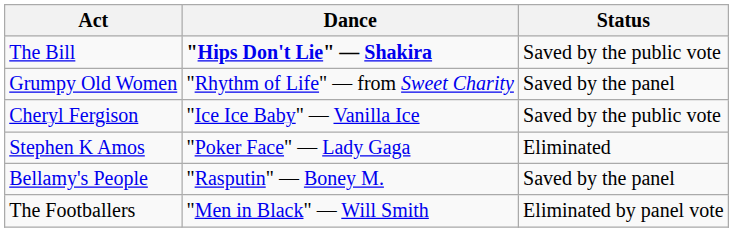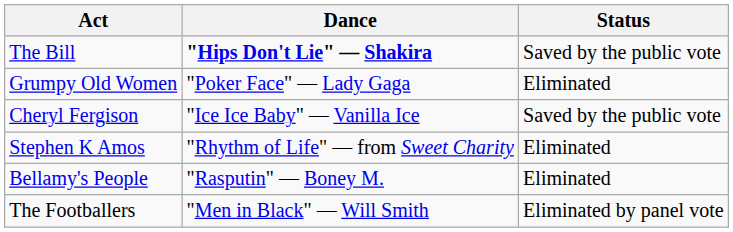(350, 83) "Rhythm of Life" — from Sweet Charity -> (298, 83) "Poker Face" — Lady Gaga
(599, 83) Saved by the panel -> (567, 83) Eliminated
(298, 147) "Poker Face" — Lady Gaga -> (350, 147) "Rhythm of Life" — from Sweet Charity
(599, 178) Saved by the panel -> (567, 178) Eliminated
